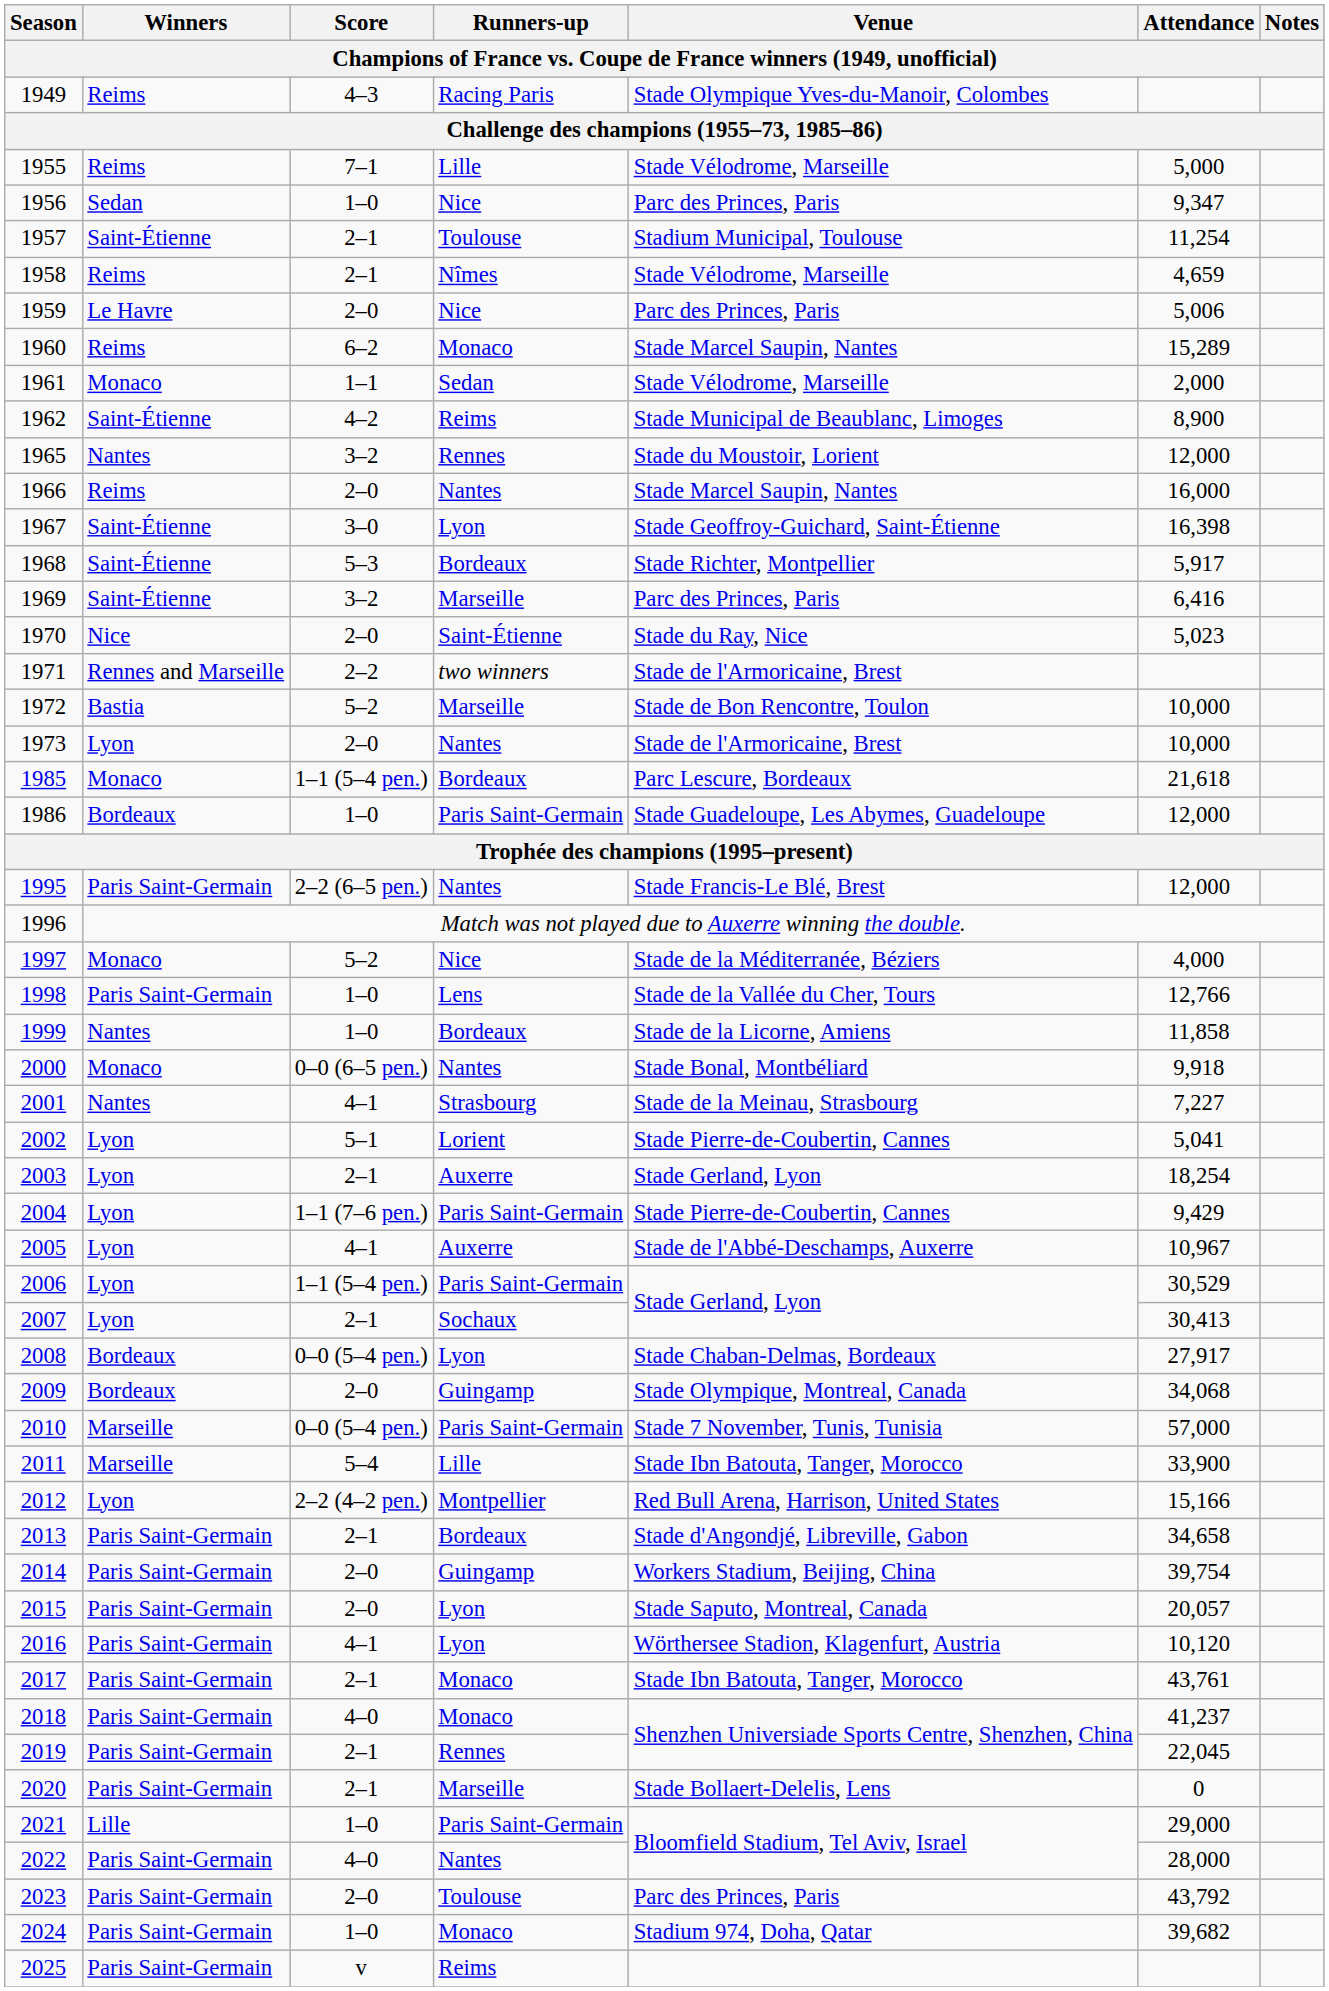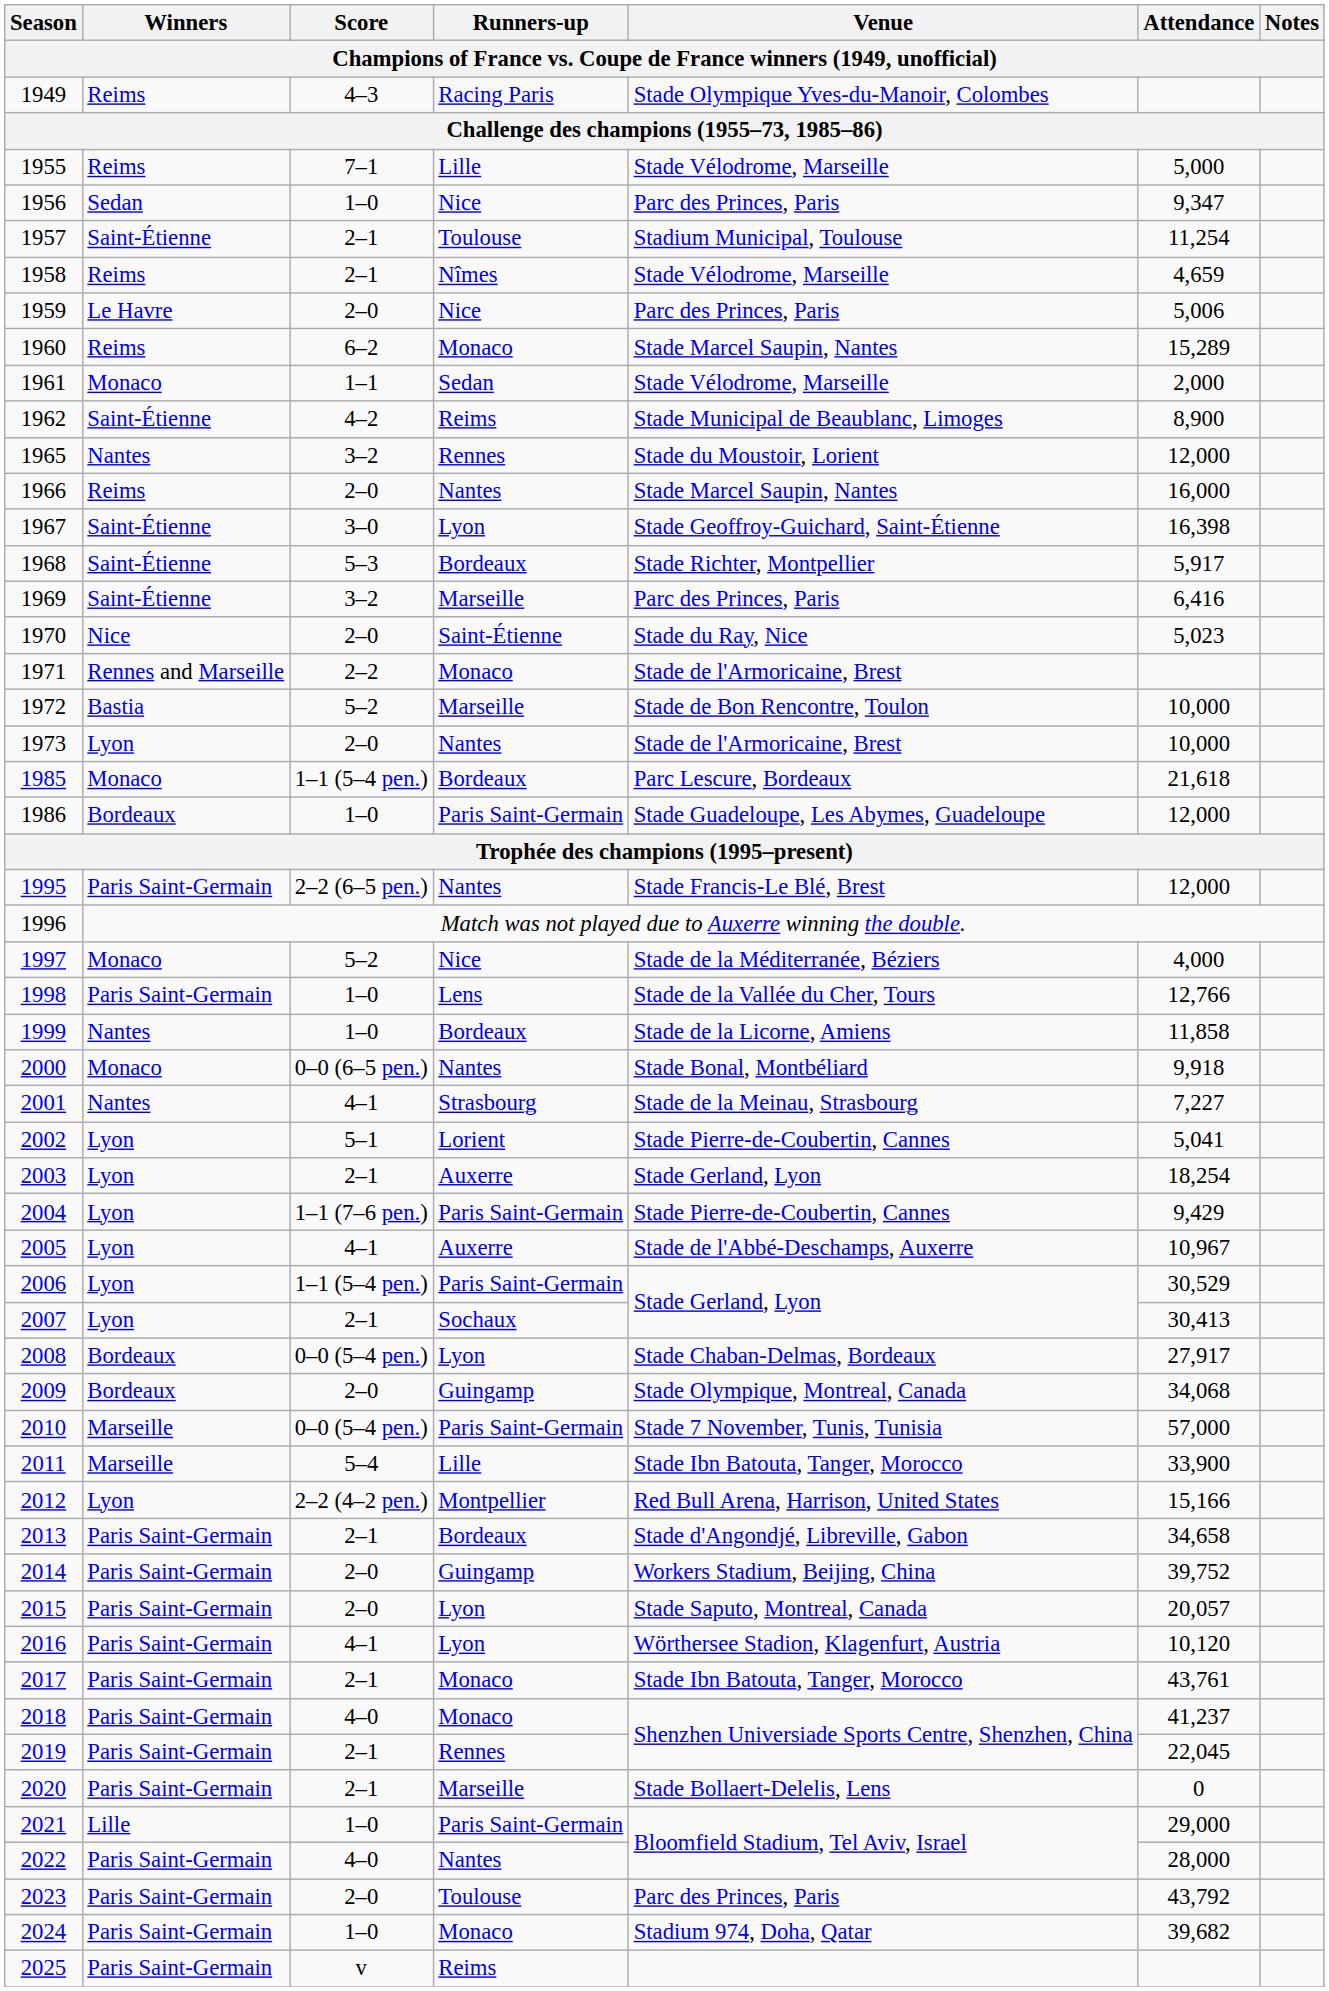(494, 671) two winners -> (476, 671) Monaco
(1199, 1571) 39,754 -> (1199, 1571) 39,752
